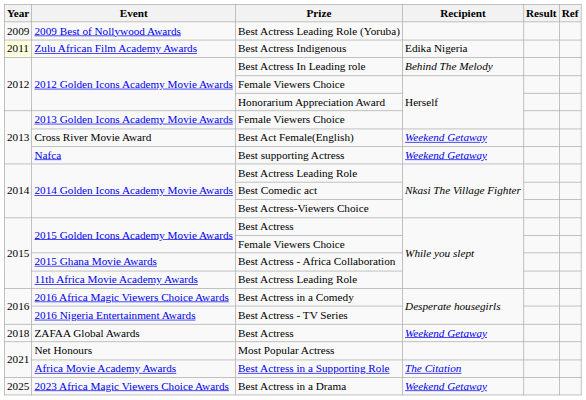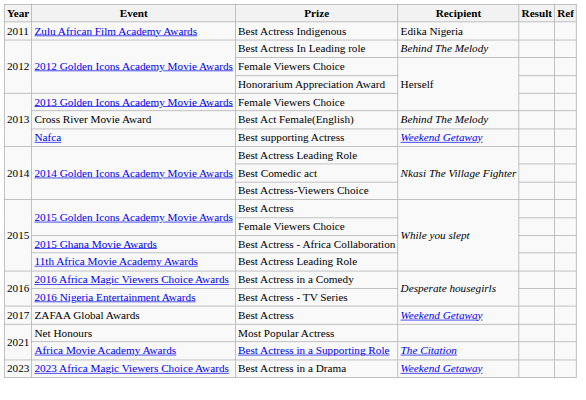- row: (108, 31)
(18, 48) lightyellow background -> (18, 31) no background
(446, 137) Weekend Getaway -> (444, 119) Behind The Melody
(18, 333) 2018 -> (18, 315) 2017
(18, 386) 2025 -> (18, 368) 2023
